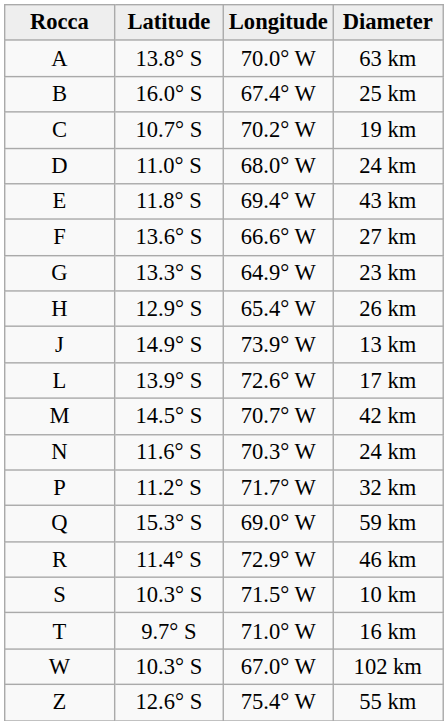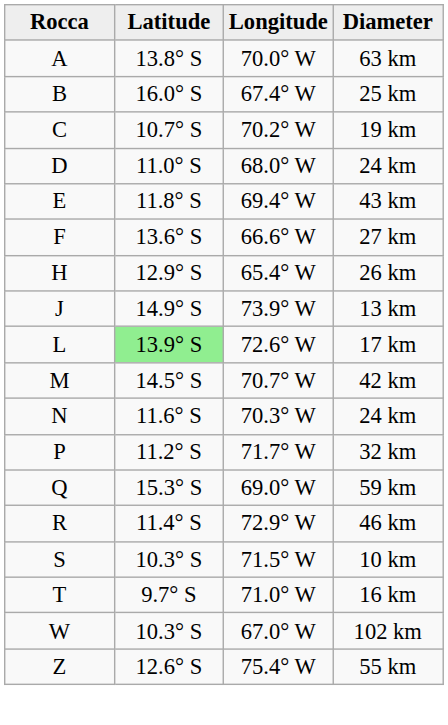- row: (59, 272)
(169, 380) no background -> (169, 344) lightgreen background
